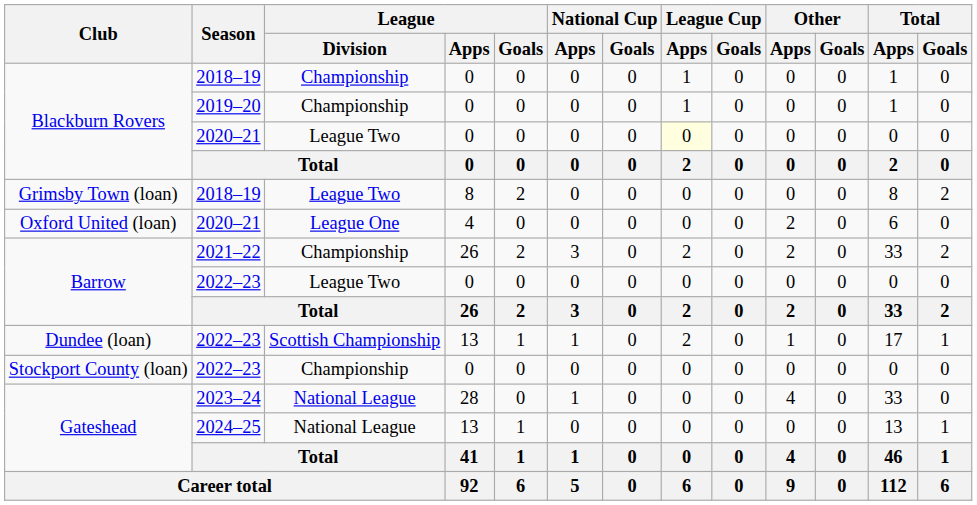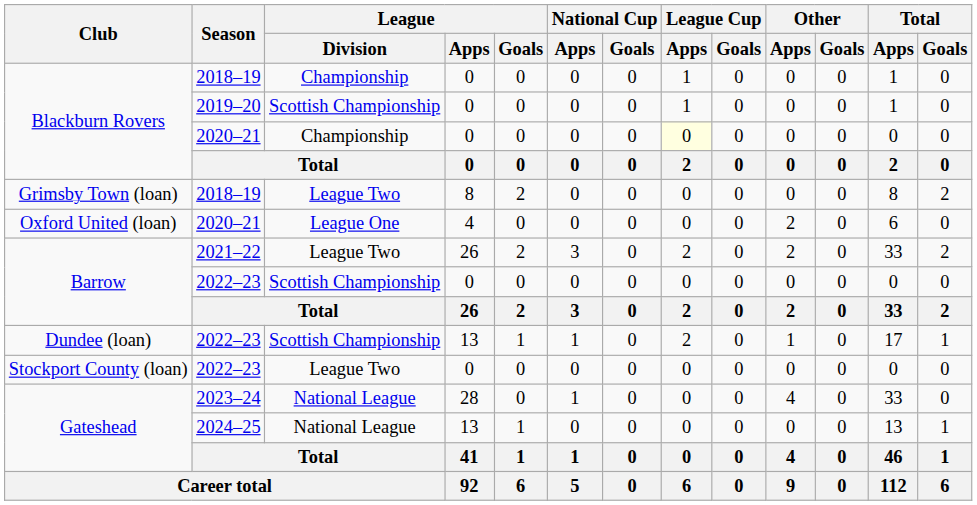(355, 106) Championship -> (355, 106) Scottish Championship
(355, 135) League Two -> (355, 135) Championship
(355, 252) Championship -> (355, 252) League Two
(355, 281) League Two -> (355, 281) Scottish Championship
(355, 369) Championship -> (355, 369) League Two
